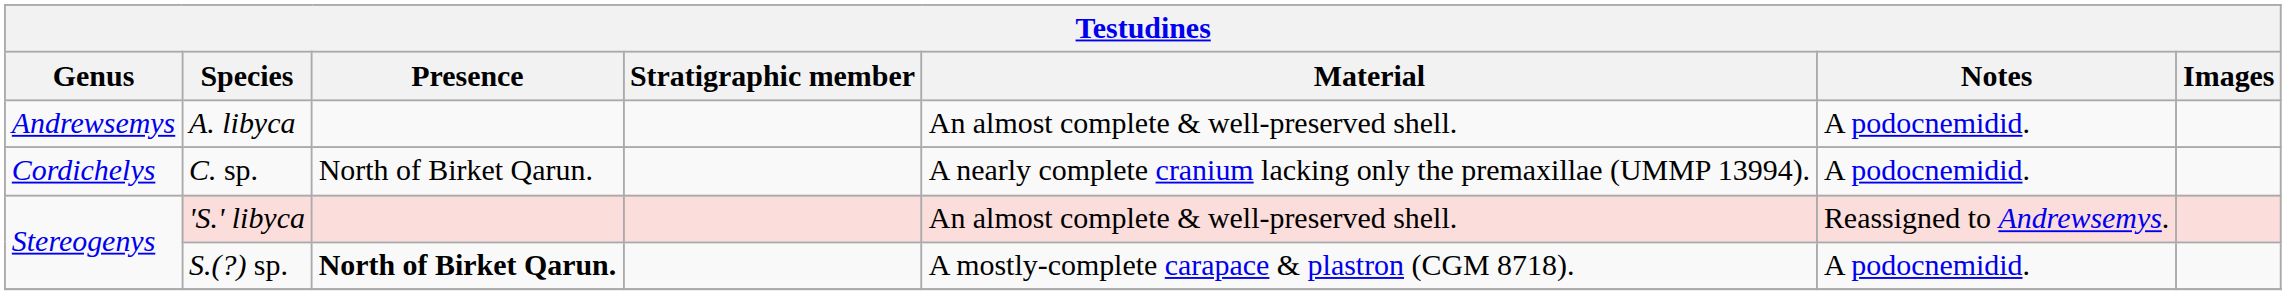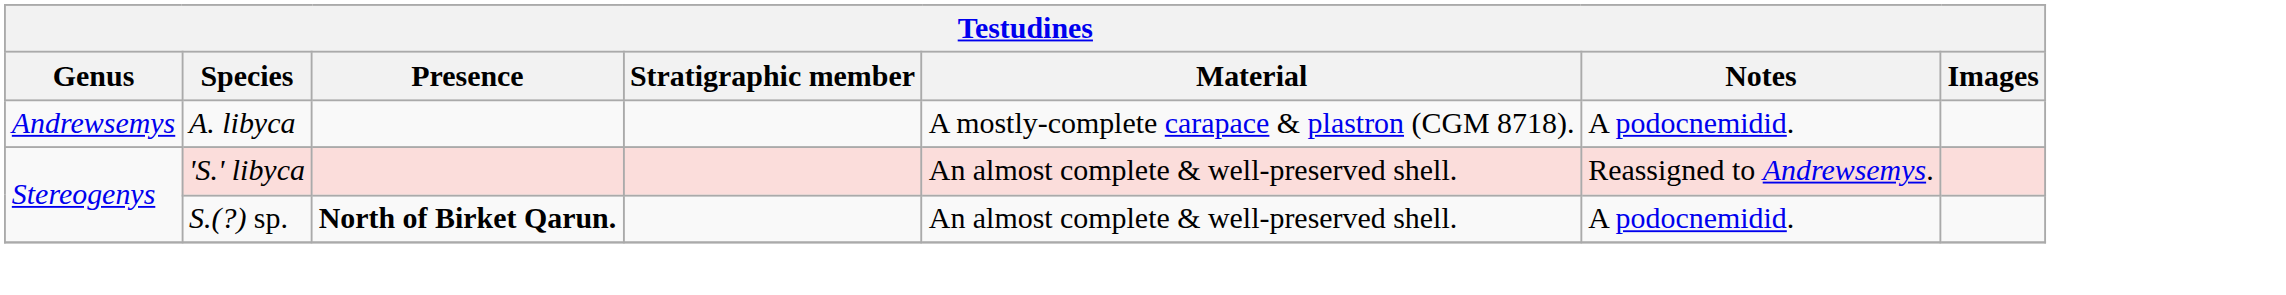(1193, 123) An almost complete & well-preserved shell. -> (1252, 123) A mostly-complete carapace & plastron (CGM 8718).
- row: (224, 170)
(1252, 265) A mostly-complete carapace & plastron (CGM 8718). -> (1193, 218) An almost complete & well-preserved shell.
